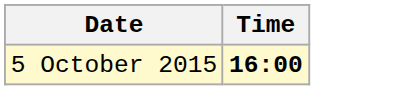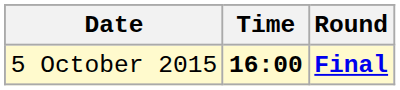+ column: (351, 25)
